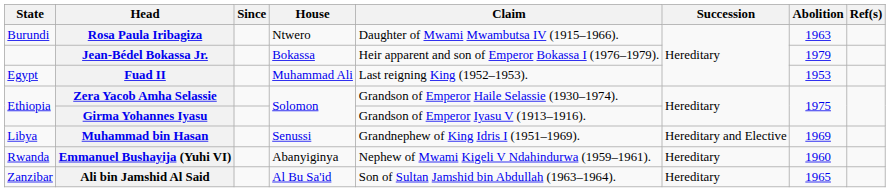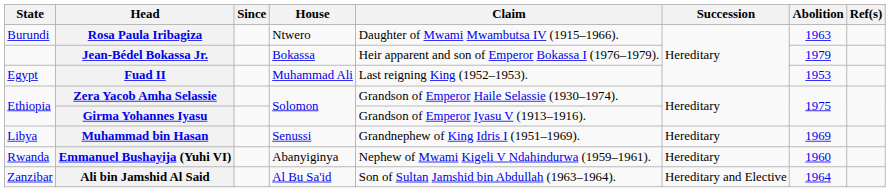(726, 136) Hereditary and Elective -> (692, 136) Hereditary
(692, 177) Hereditary -> (726, 177) Hereditary and Elective
(818, 177) 1965 -> (818, 177) 1964
